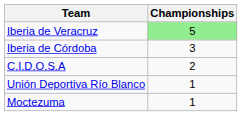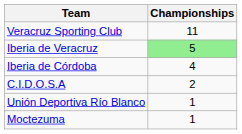+ row: (65, 31)
(192, 48) 3 -> (192, 66) 4
